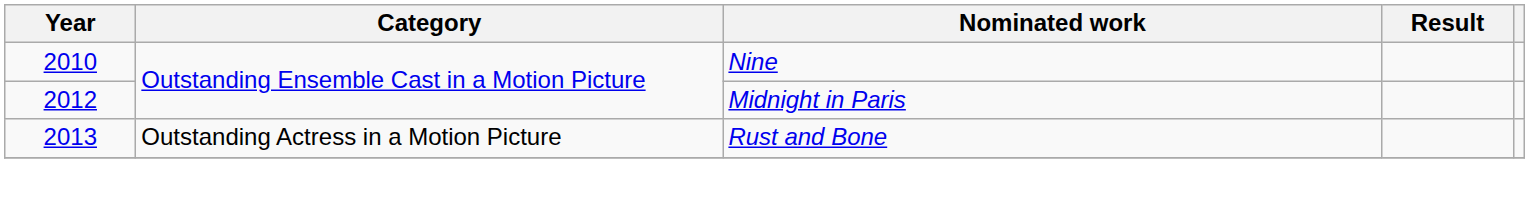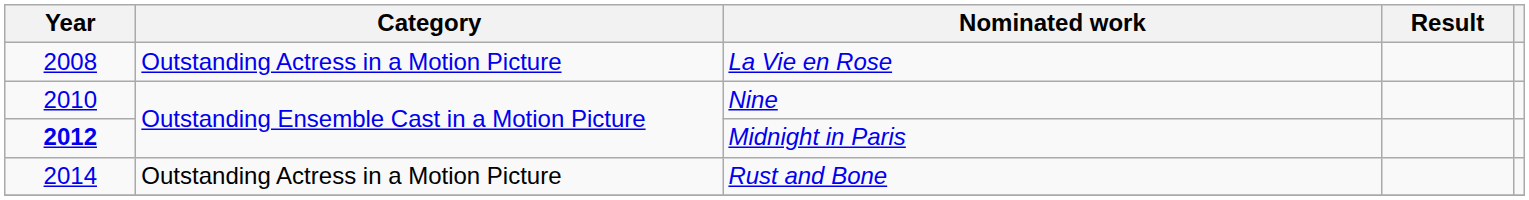+ row: (810, 61)
(70, 99) normal -> (70, 137) bold
(70, 137) 2013 -> (70, 175) 2014
